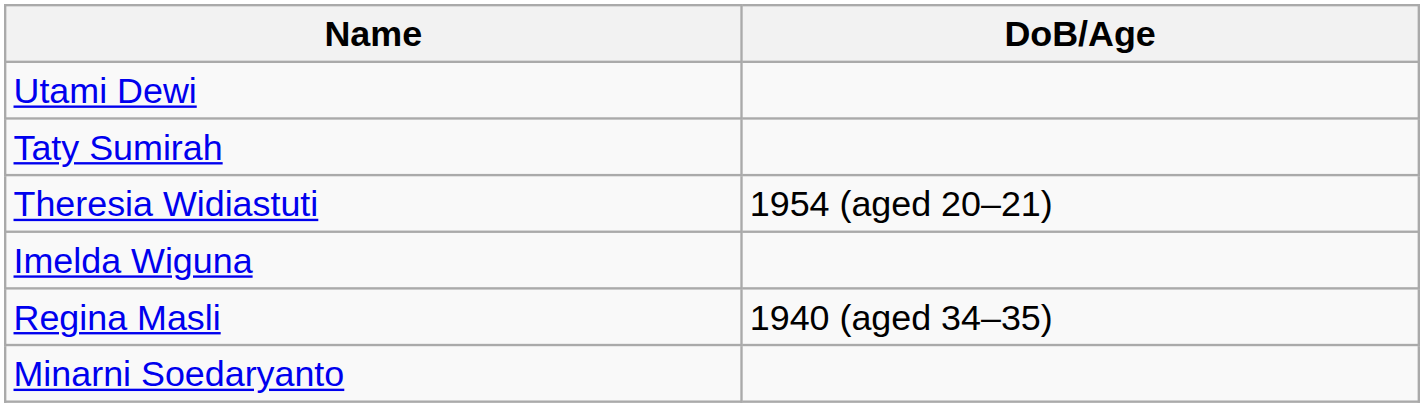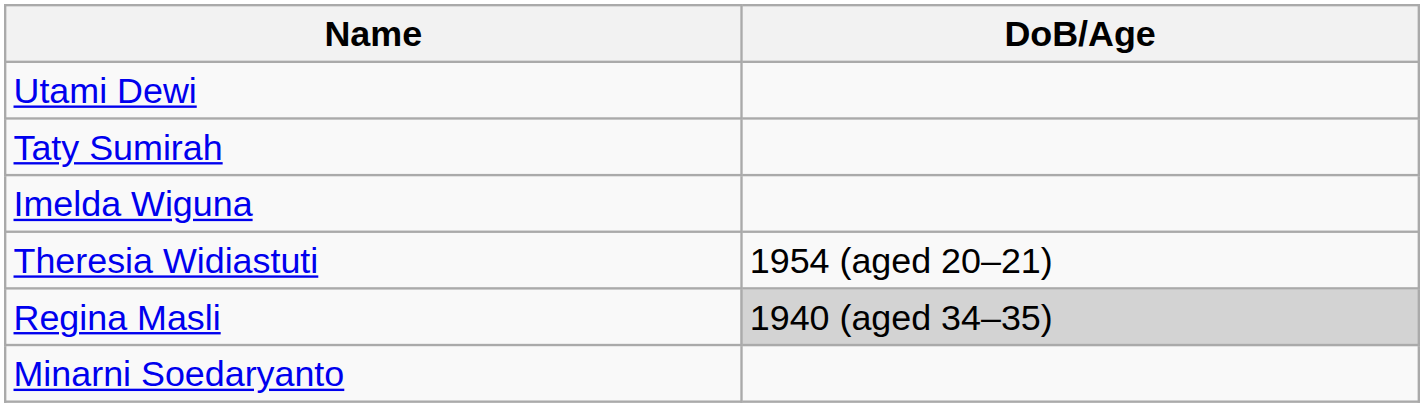rows swapped: (166, 204) <-> (133, 261)
(901, 318) no background -> (901, 318) lightgrey background
